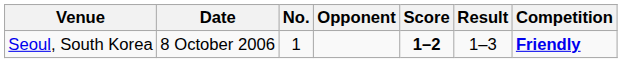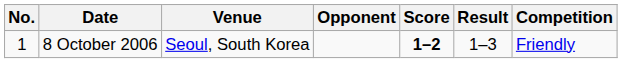columns swapped: (296, 17) <-> (81, 17)
(548, 44) bold -> (545, 44) normal
